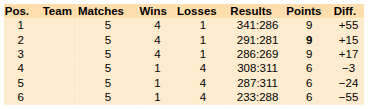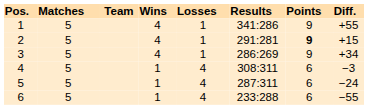columns swapped: (57, 11) <-> (101, 11)
(349, 54) +17 -> (349, 54) +34
